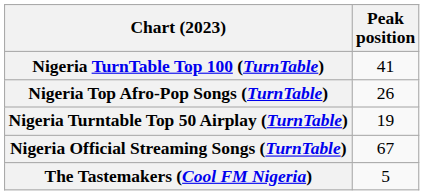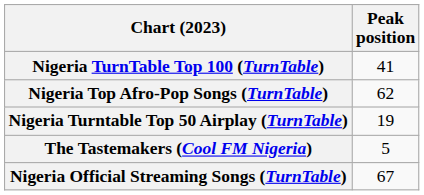(386, 93) 26 -> (386, 93) 62
rows swapped: (178, 148) <-> (178, 176)
